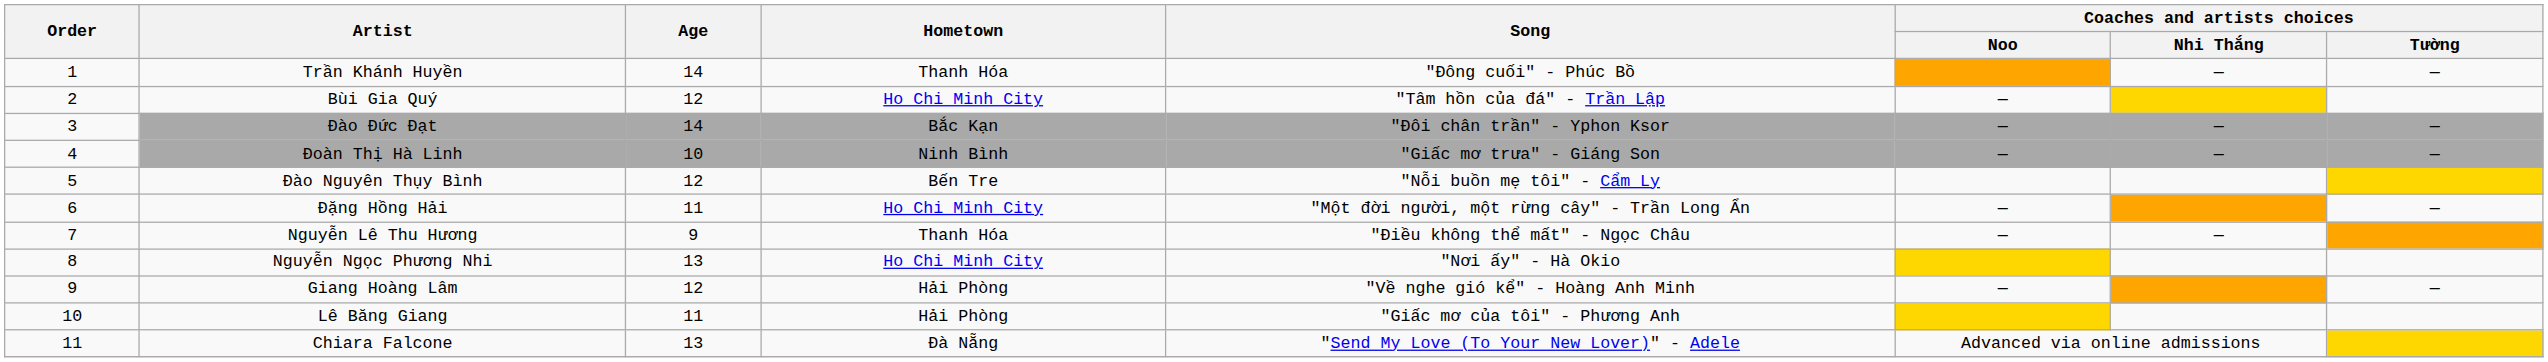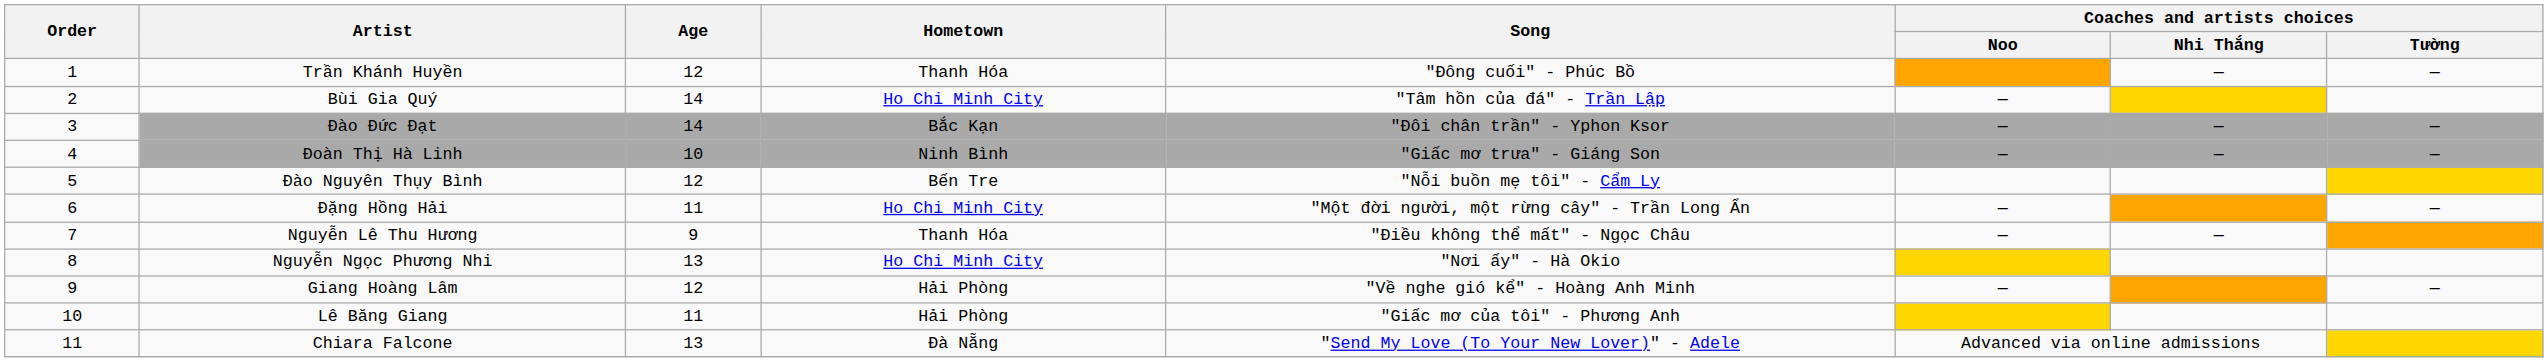(693, 72) 14 -> (693, 72) 12
(693, 100) 12 -> (693, 100) 14
